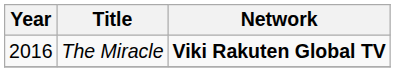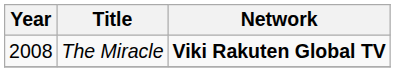(31, 50) 2016 -> (31, 50) 2008
